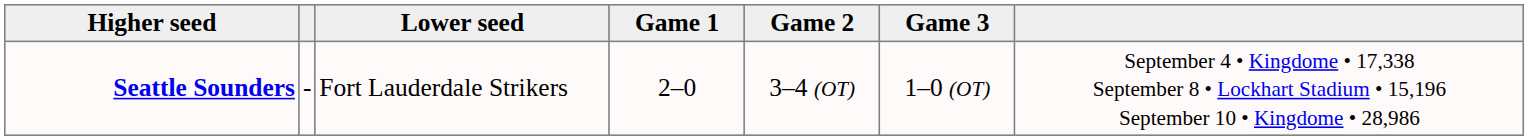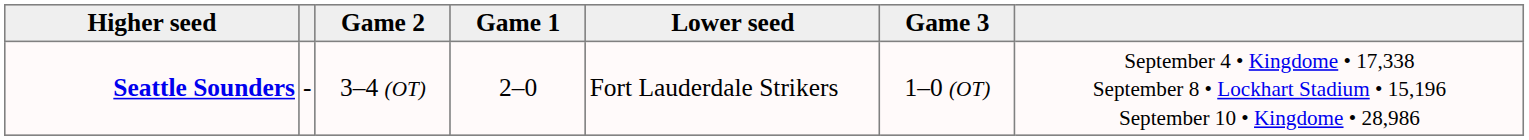columns swapped: (462, 22) <-> (812, 22)
